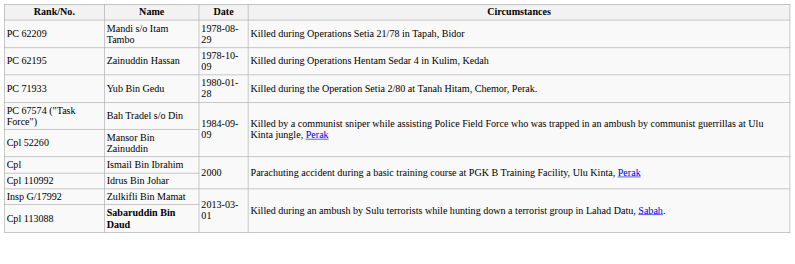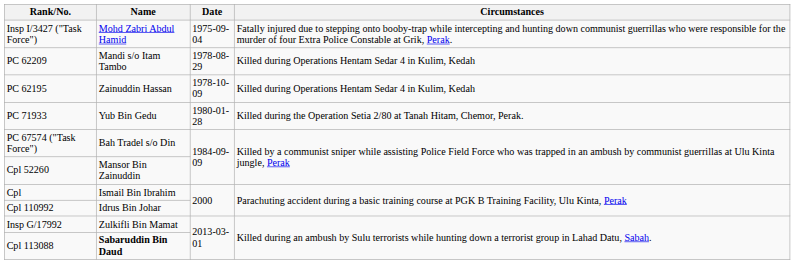+ row: (44, 34)
(358, 34) Killed during Operations Setia 21/78 in Tapah, Bidor -> (356, 61) Killed during Operations Hentam Sedar 4 in Kulim, Kedah
